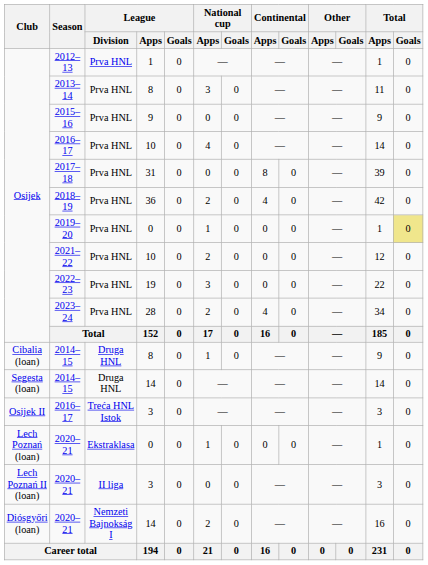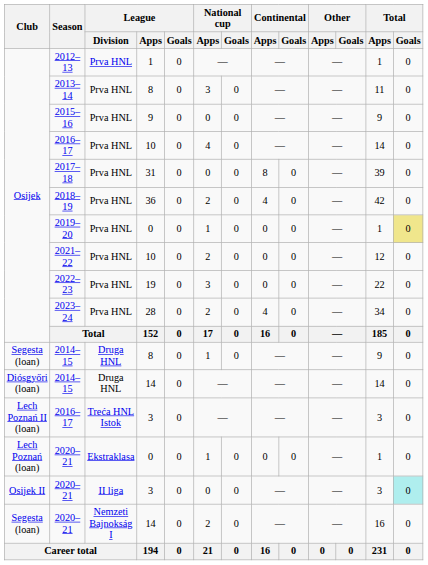(27, 356) Cibalia (loan) -> (27, 356) Segesta (loan)
(27, 383) Segesta (loan) -> (27, 383) Diósgyőri (loan)
(27, 411) Osijek II -> (27, 417) Lech Poznań II (loan)
(27, 484) Lech Poznań II (loan) -> (27, 490) Osijek II
(408, 484) no background -> (408, 490) paleturquoise background
(27, 523) Diósgyőri (loan) -> (27, 523) Segesta (loan)
